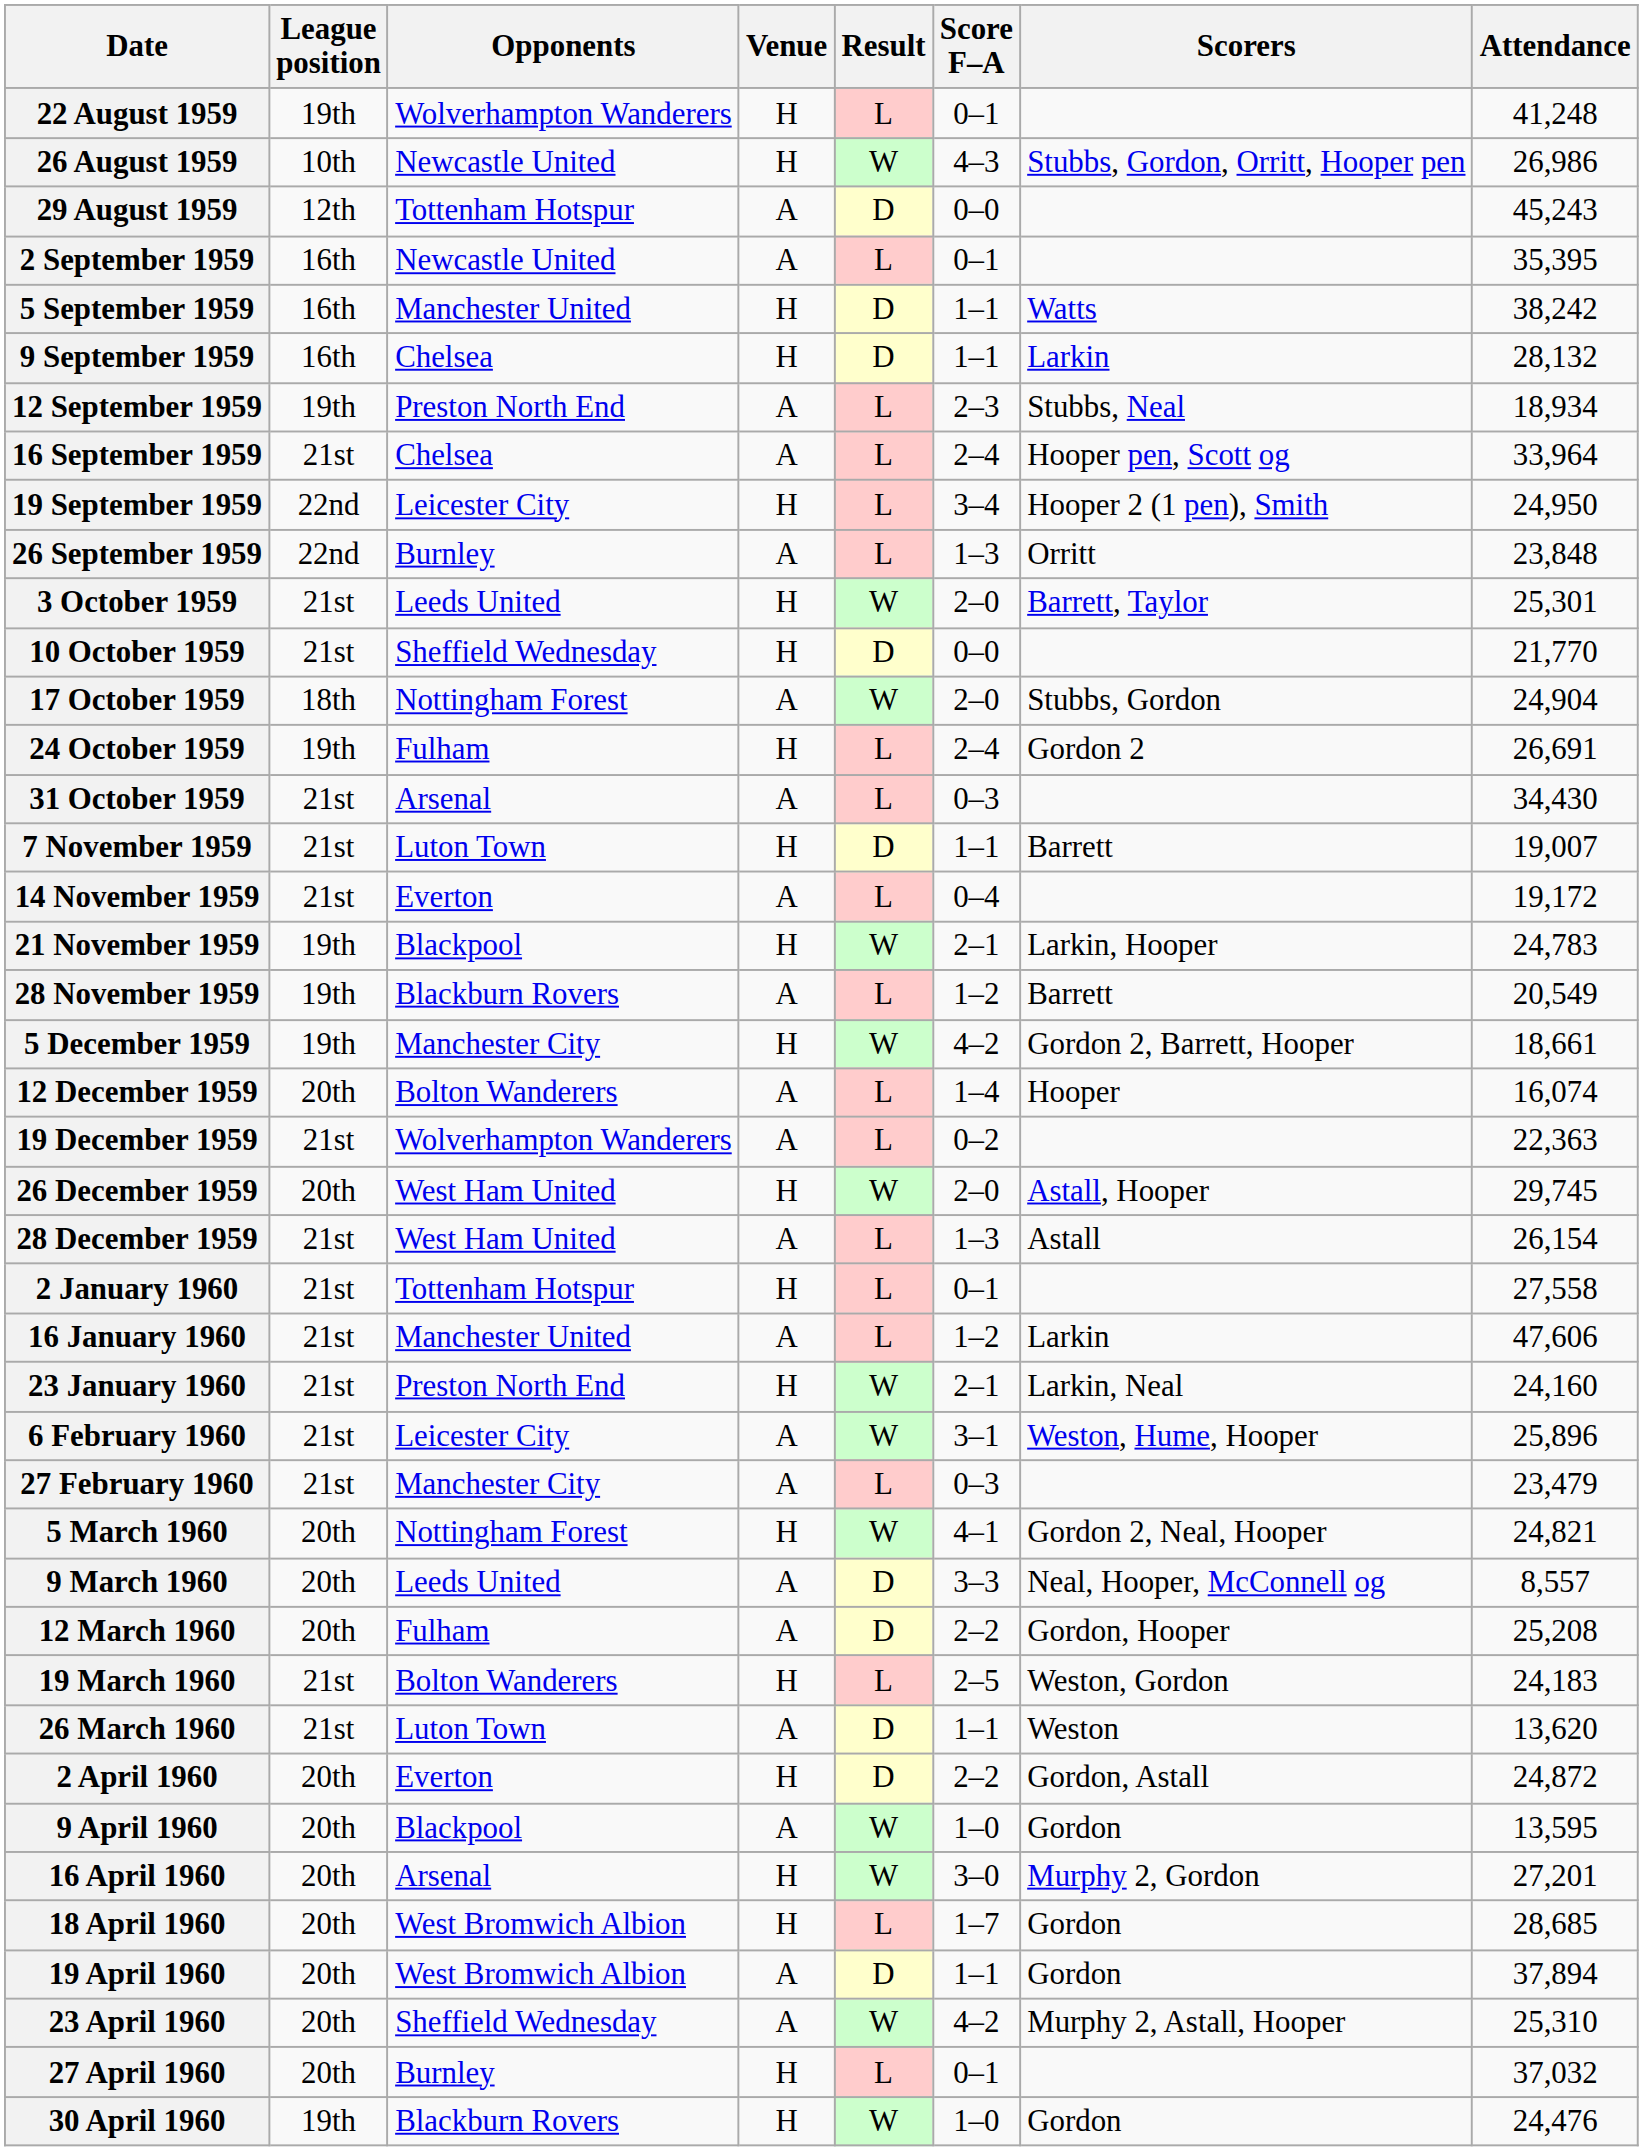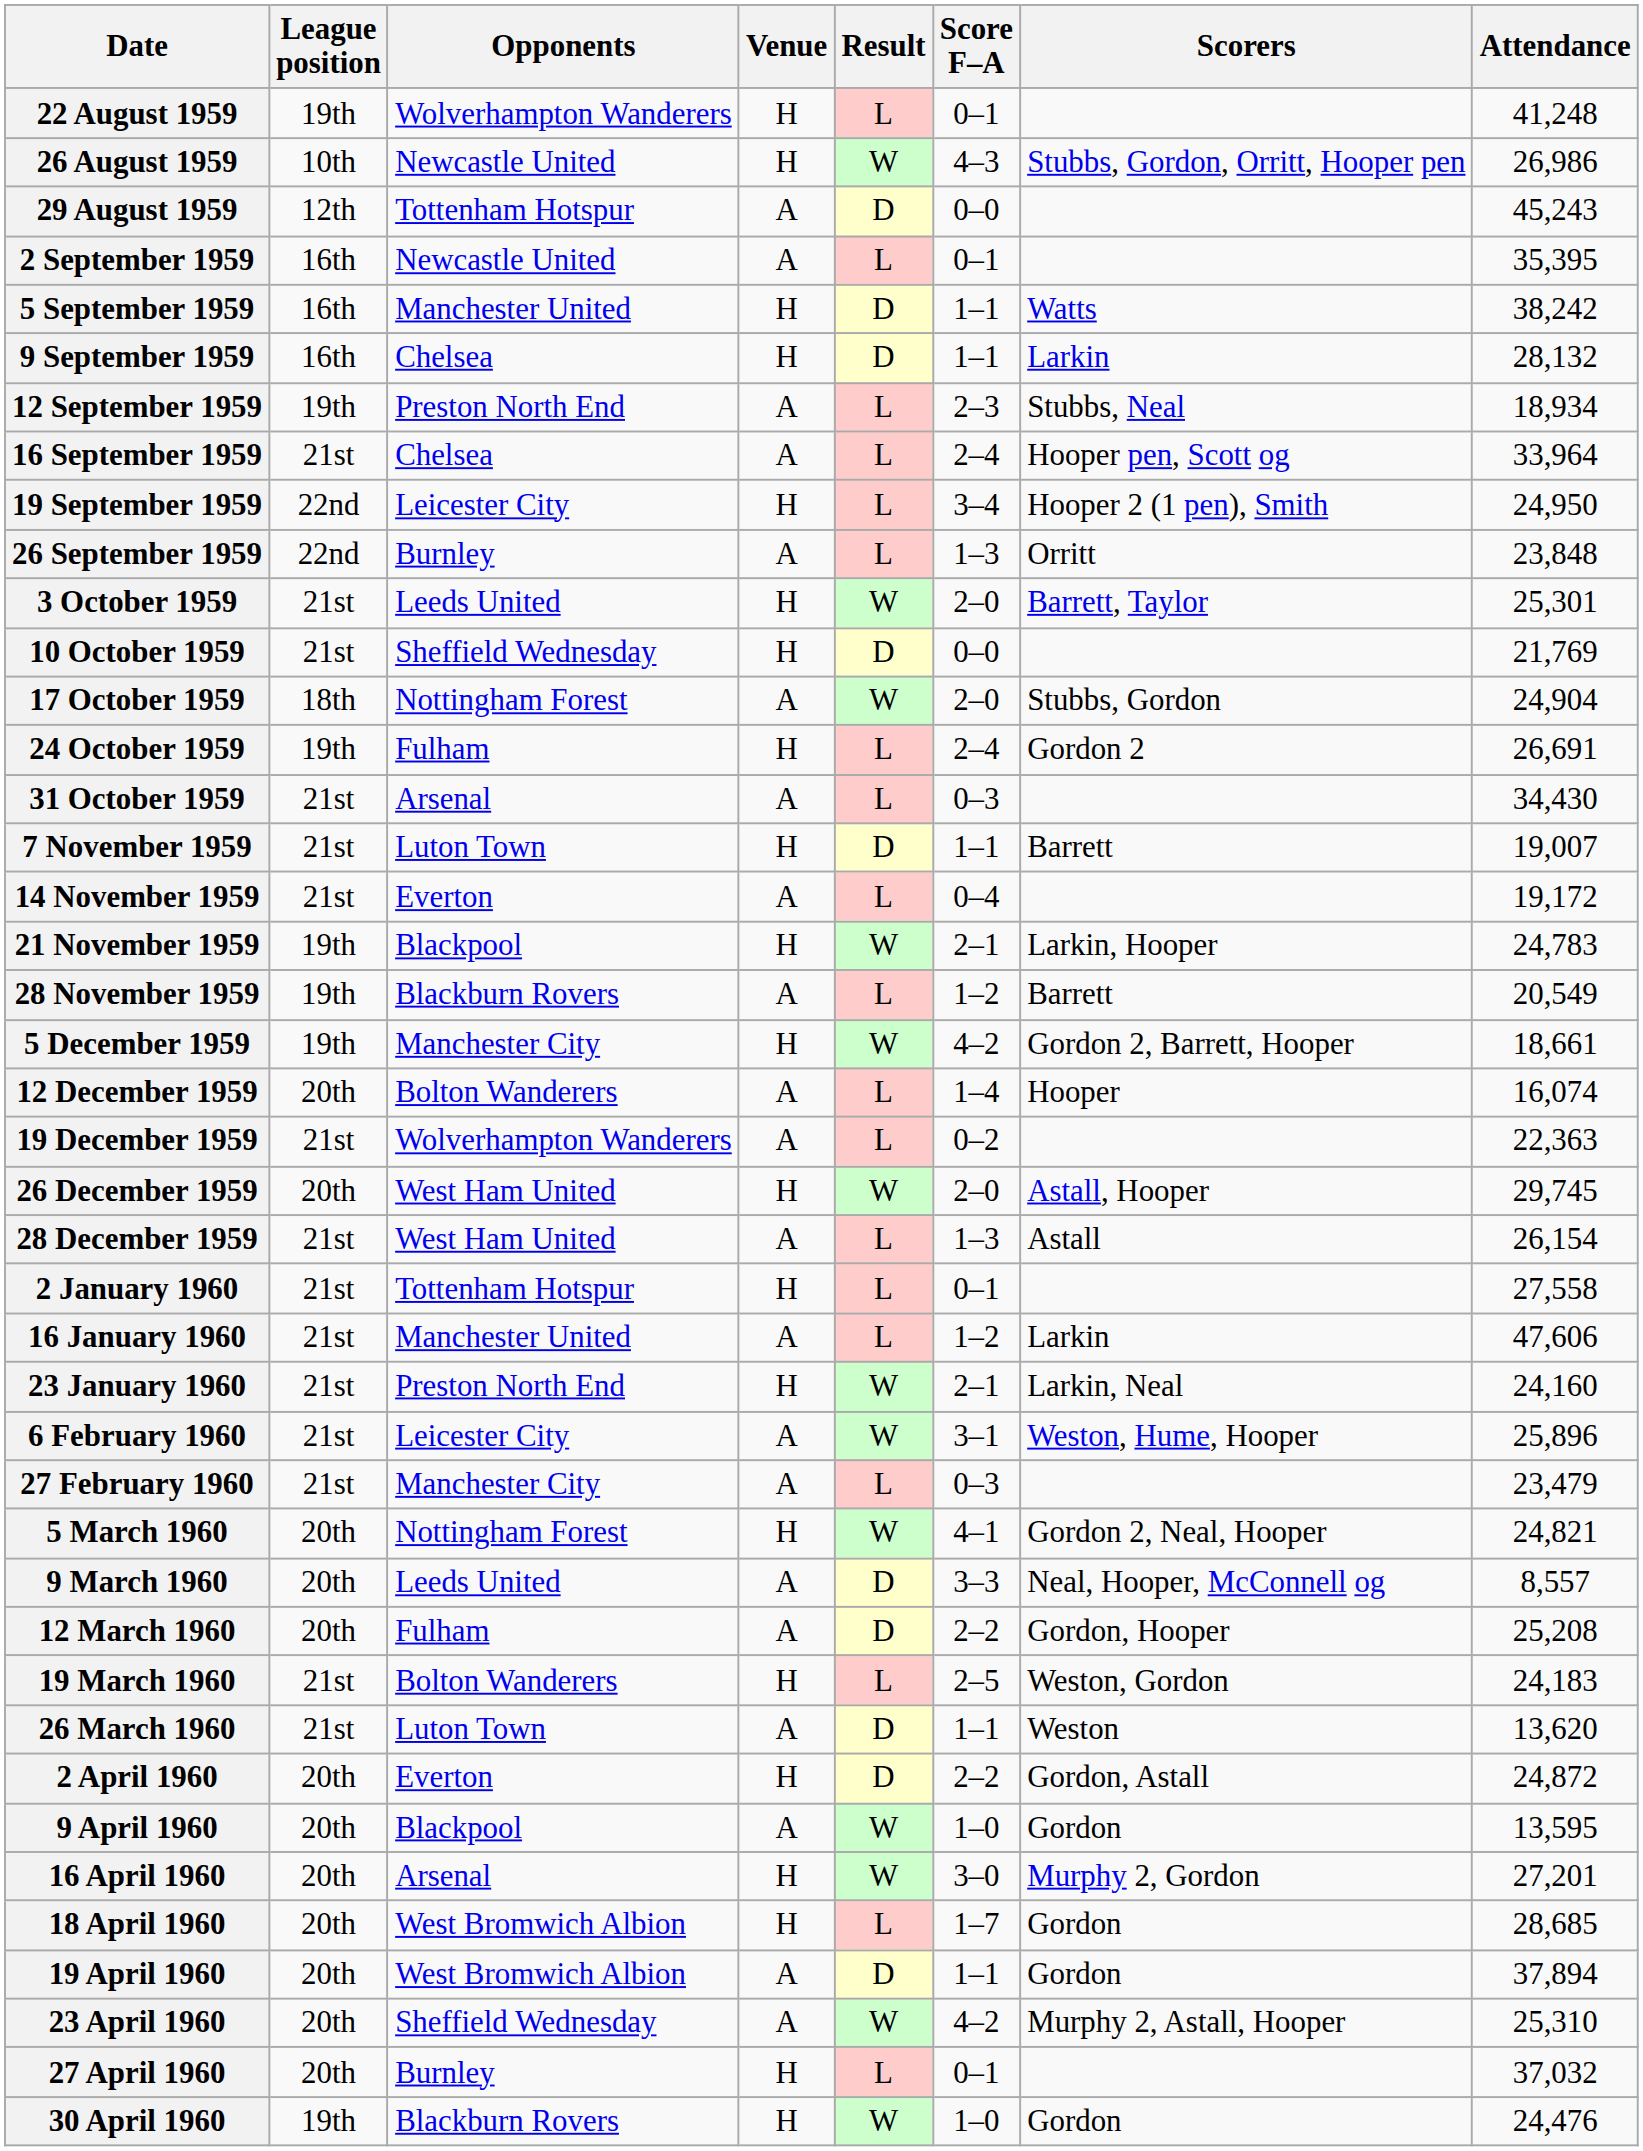(1555, 651) 21,770 -> (1555, 651) 21,769
